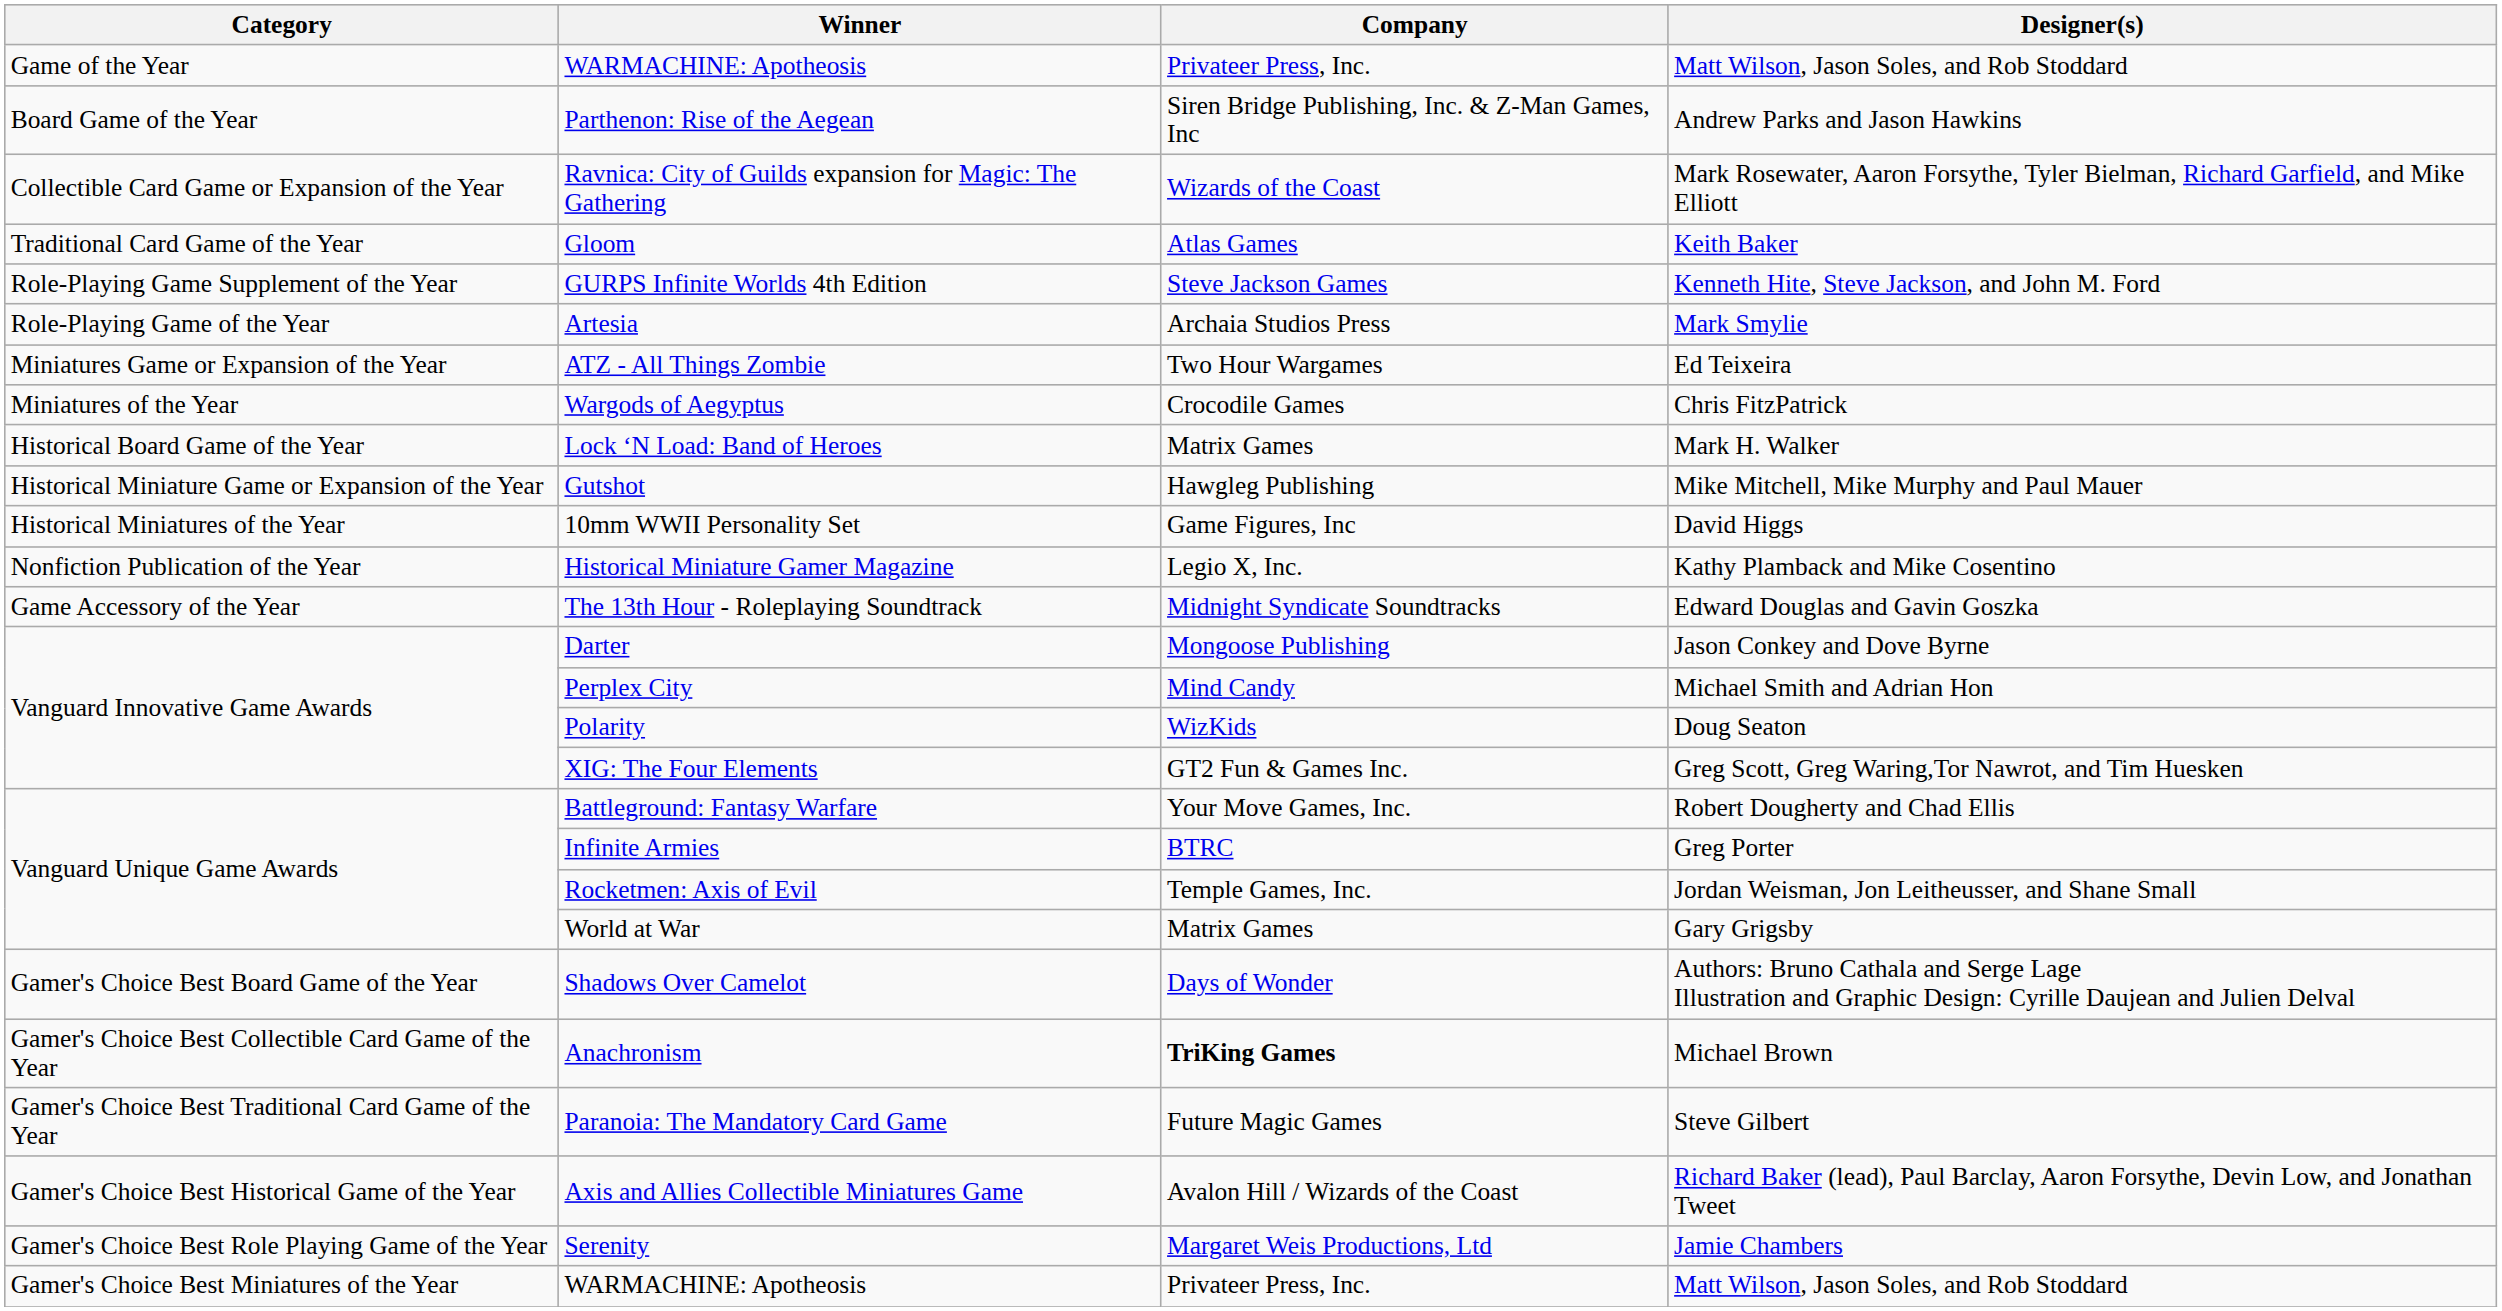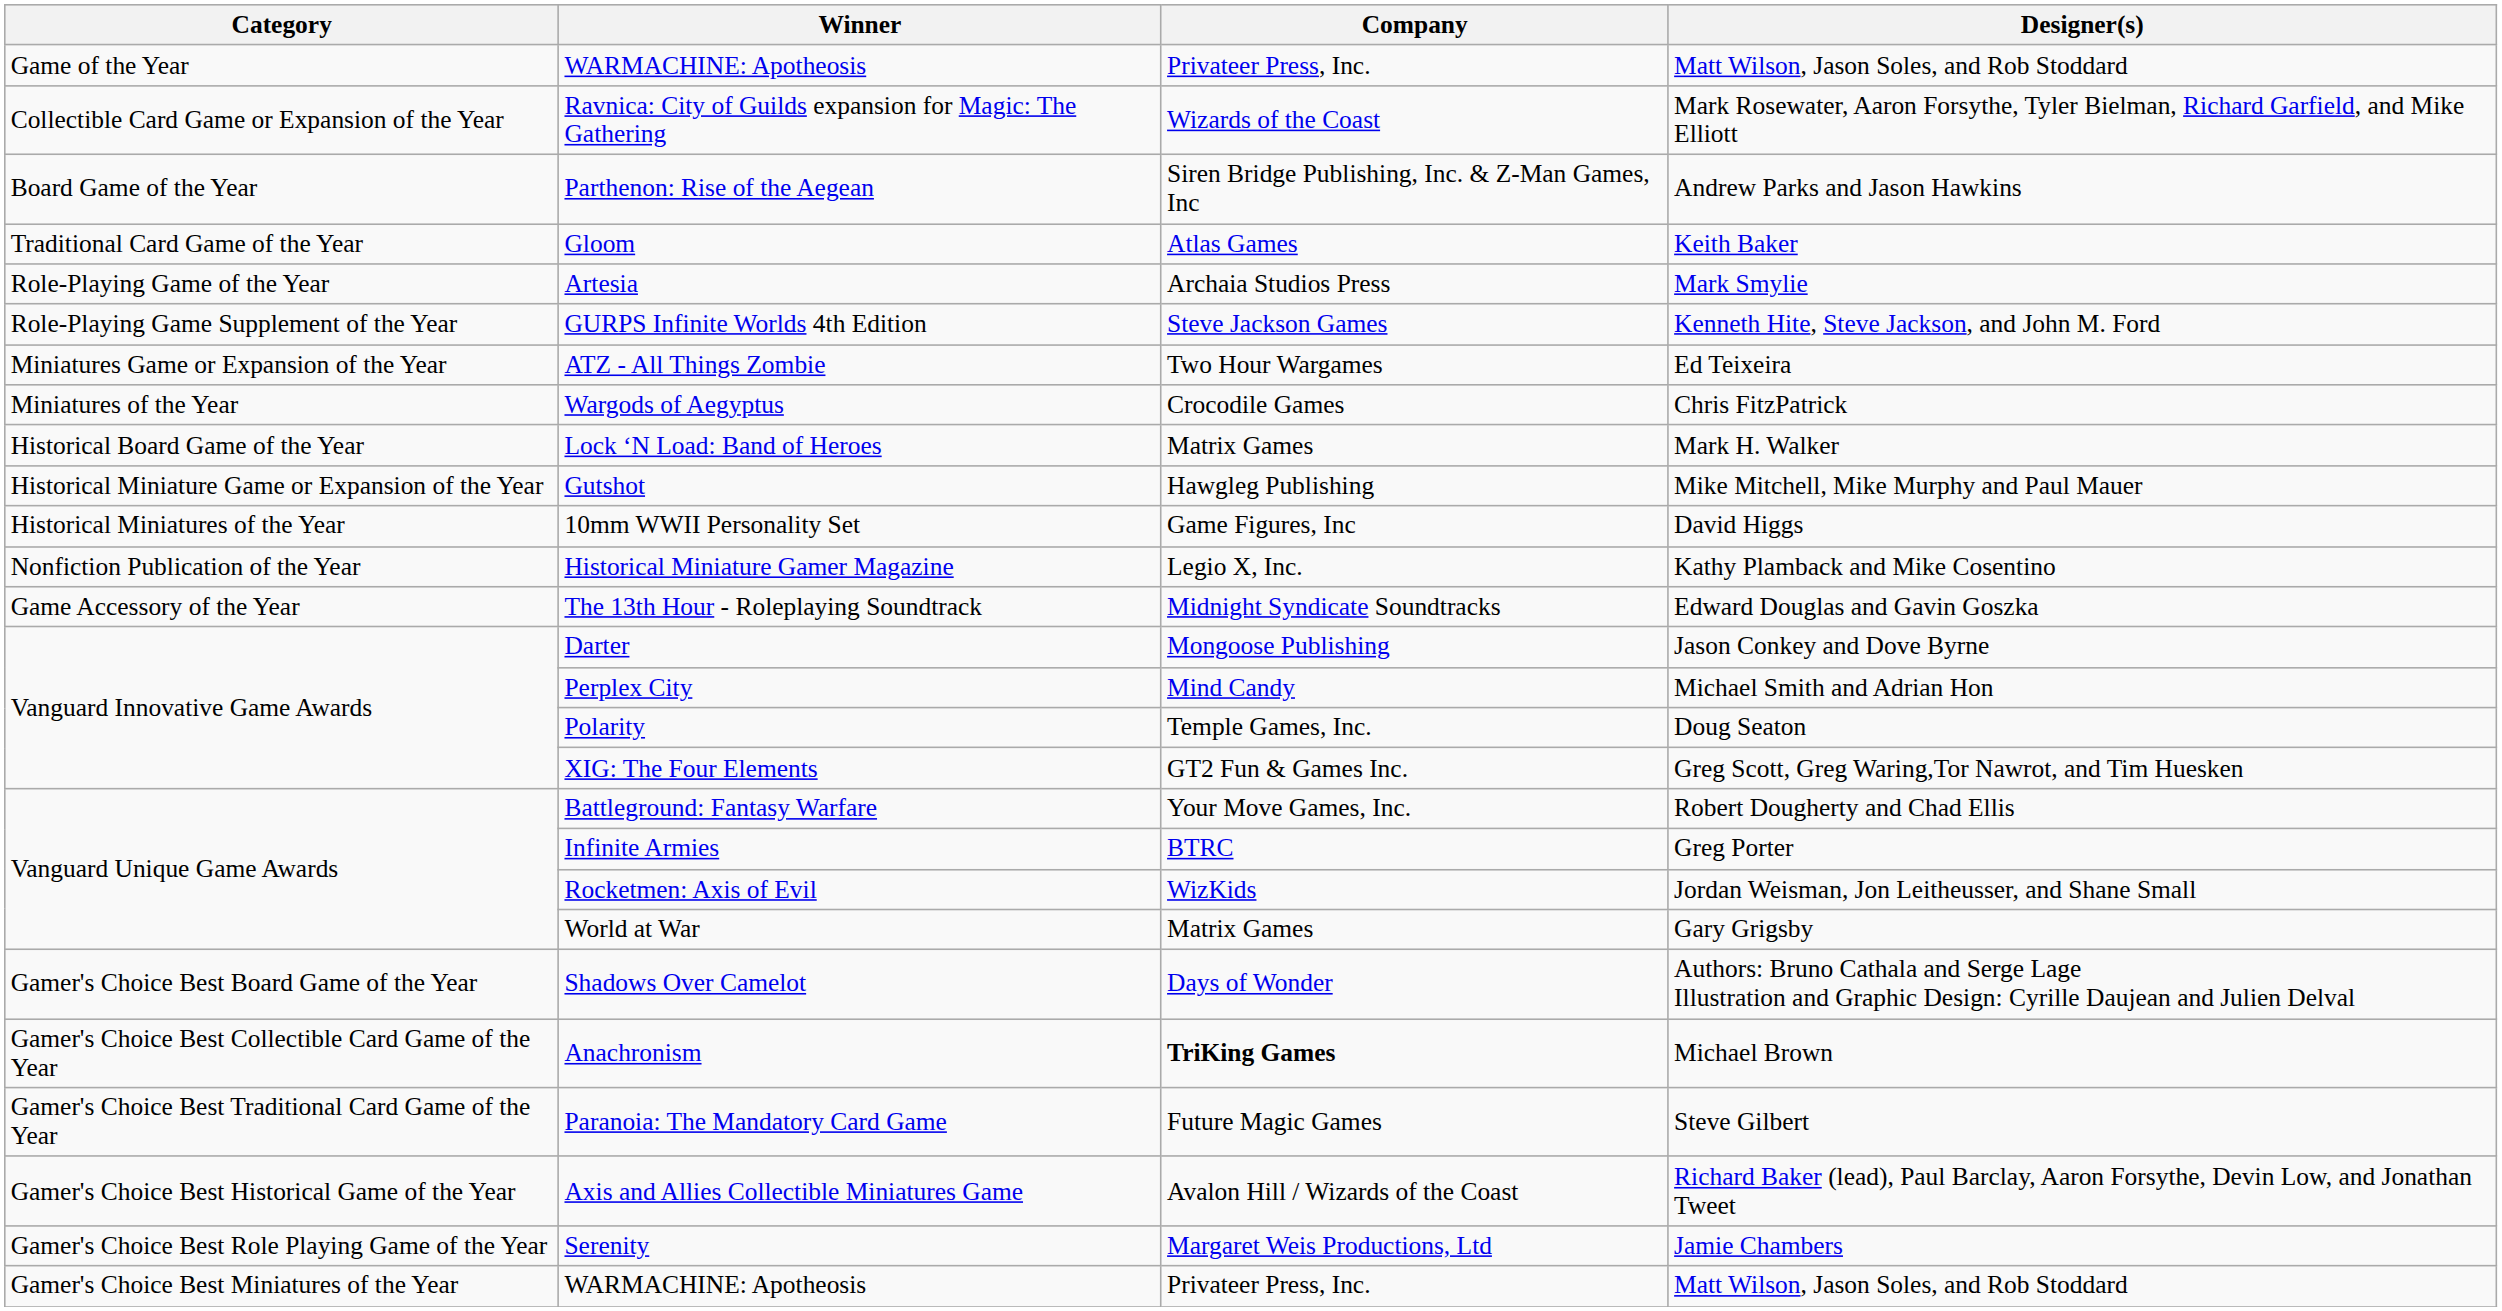rows swapped: (134, 119) <-> (257, 188)
rows swapped: (170, 323) <-> (234, 283)
(1212, 727) WizKids -> (1269, 727) Temple Games, Inc.
(1269, 888) Temple Games, Inc. -> (1212, 888) WizKids
